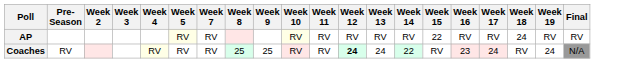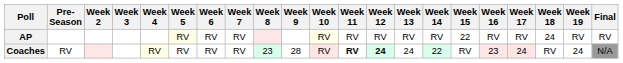+ column: (211, 17)
(239, 51) 25 -> (268, 51) 23
(268, 51) 25 -> (296, 51) 28
(324, 51) normal -> (352, 51) bold
